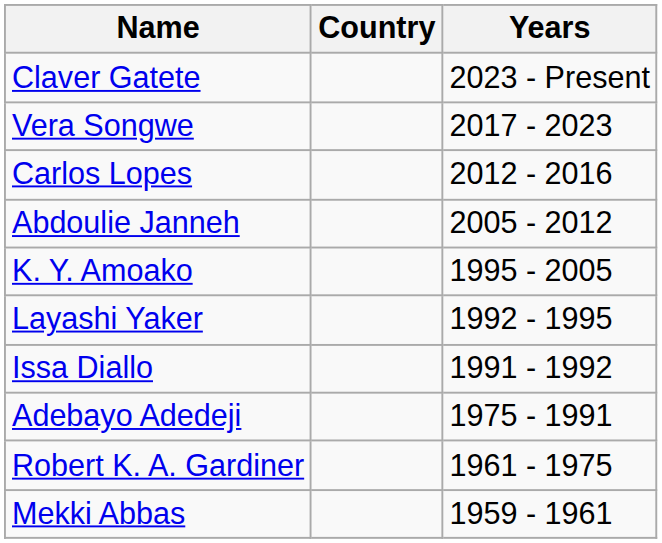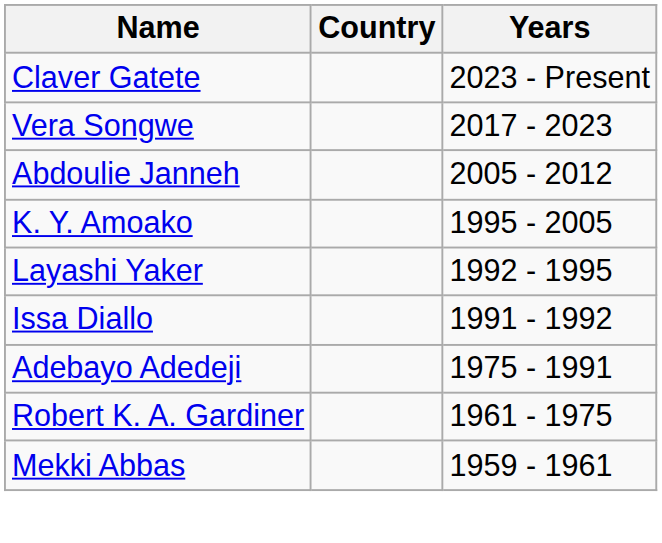- row: (102, 174)
